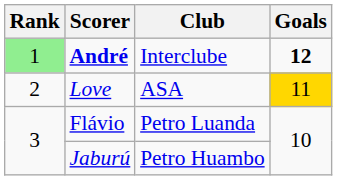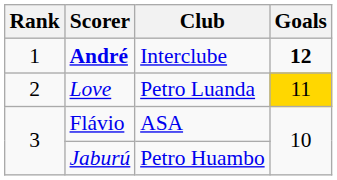(35, 55) lightgreen background -> (35, 55) no background
(162, 89) ASA -> (198, 89) Petro Luanda
(198, 123) Petro Luanda -> (162, 123) ASA
